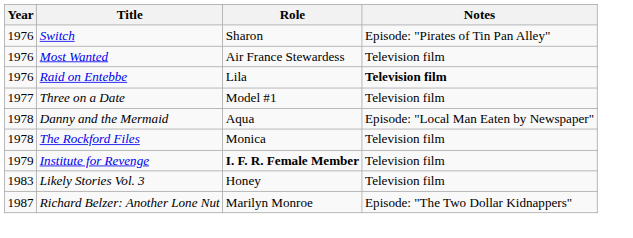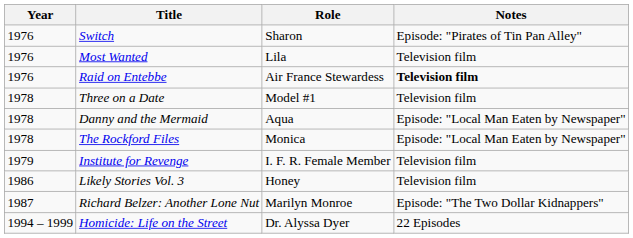(285, 56) Air France Stewardess -> (276, 56) Lila
(236, 77) Lila -> (325, 77) Air France Stewardess
(21, 98) 1977 -> (21, 98) 1978
(405, 139) Television film -> (511, 139) Episode: "Local Man Eaten by Newspaper"
(292, 160) bold -> (328, 160) normal
(21, 181) 1983 -> (21, 181) 1986
+ row: (153, 222)
